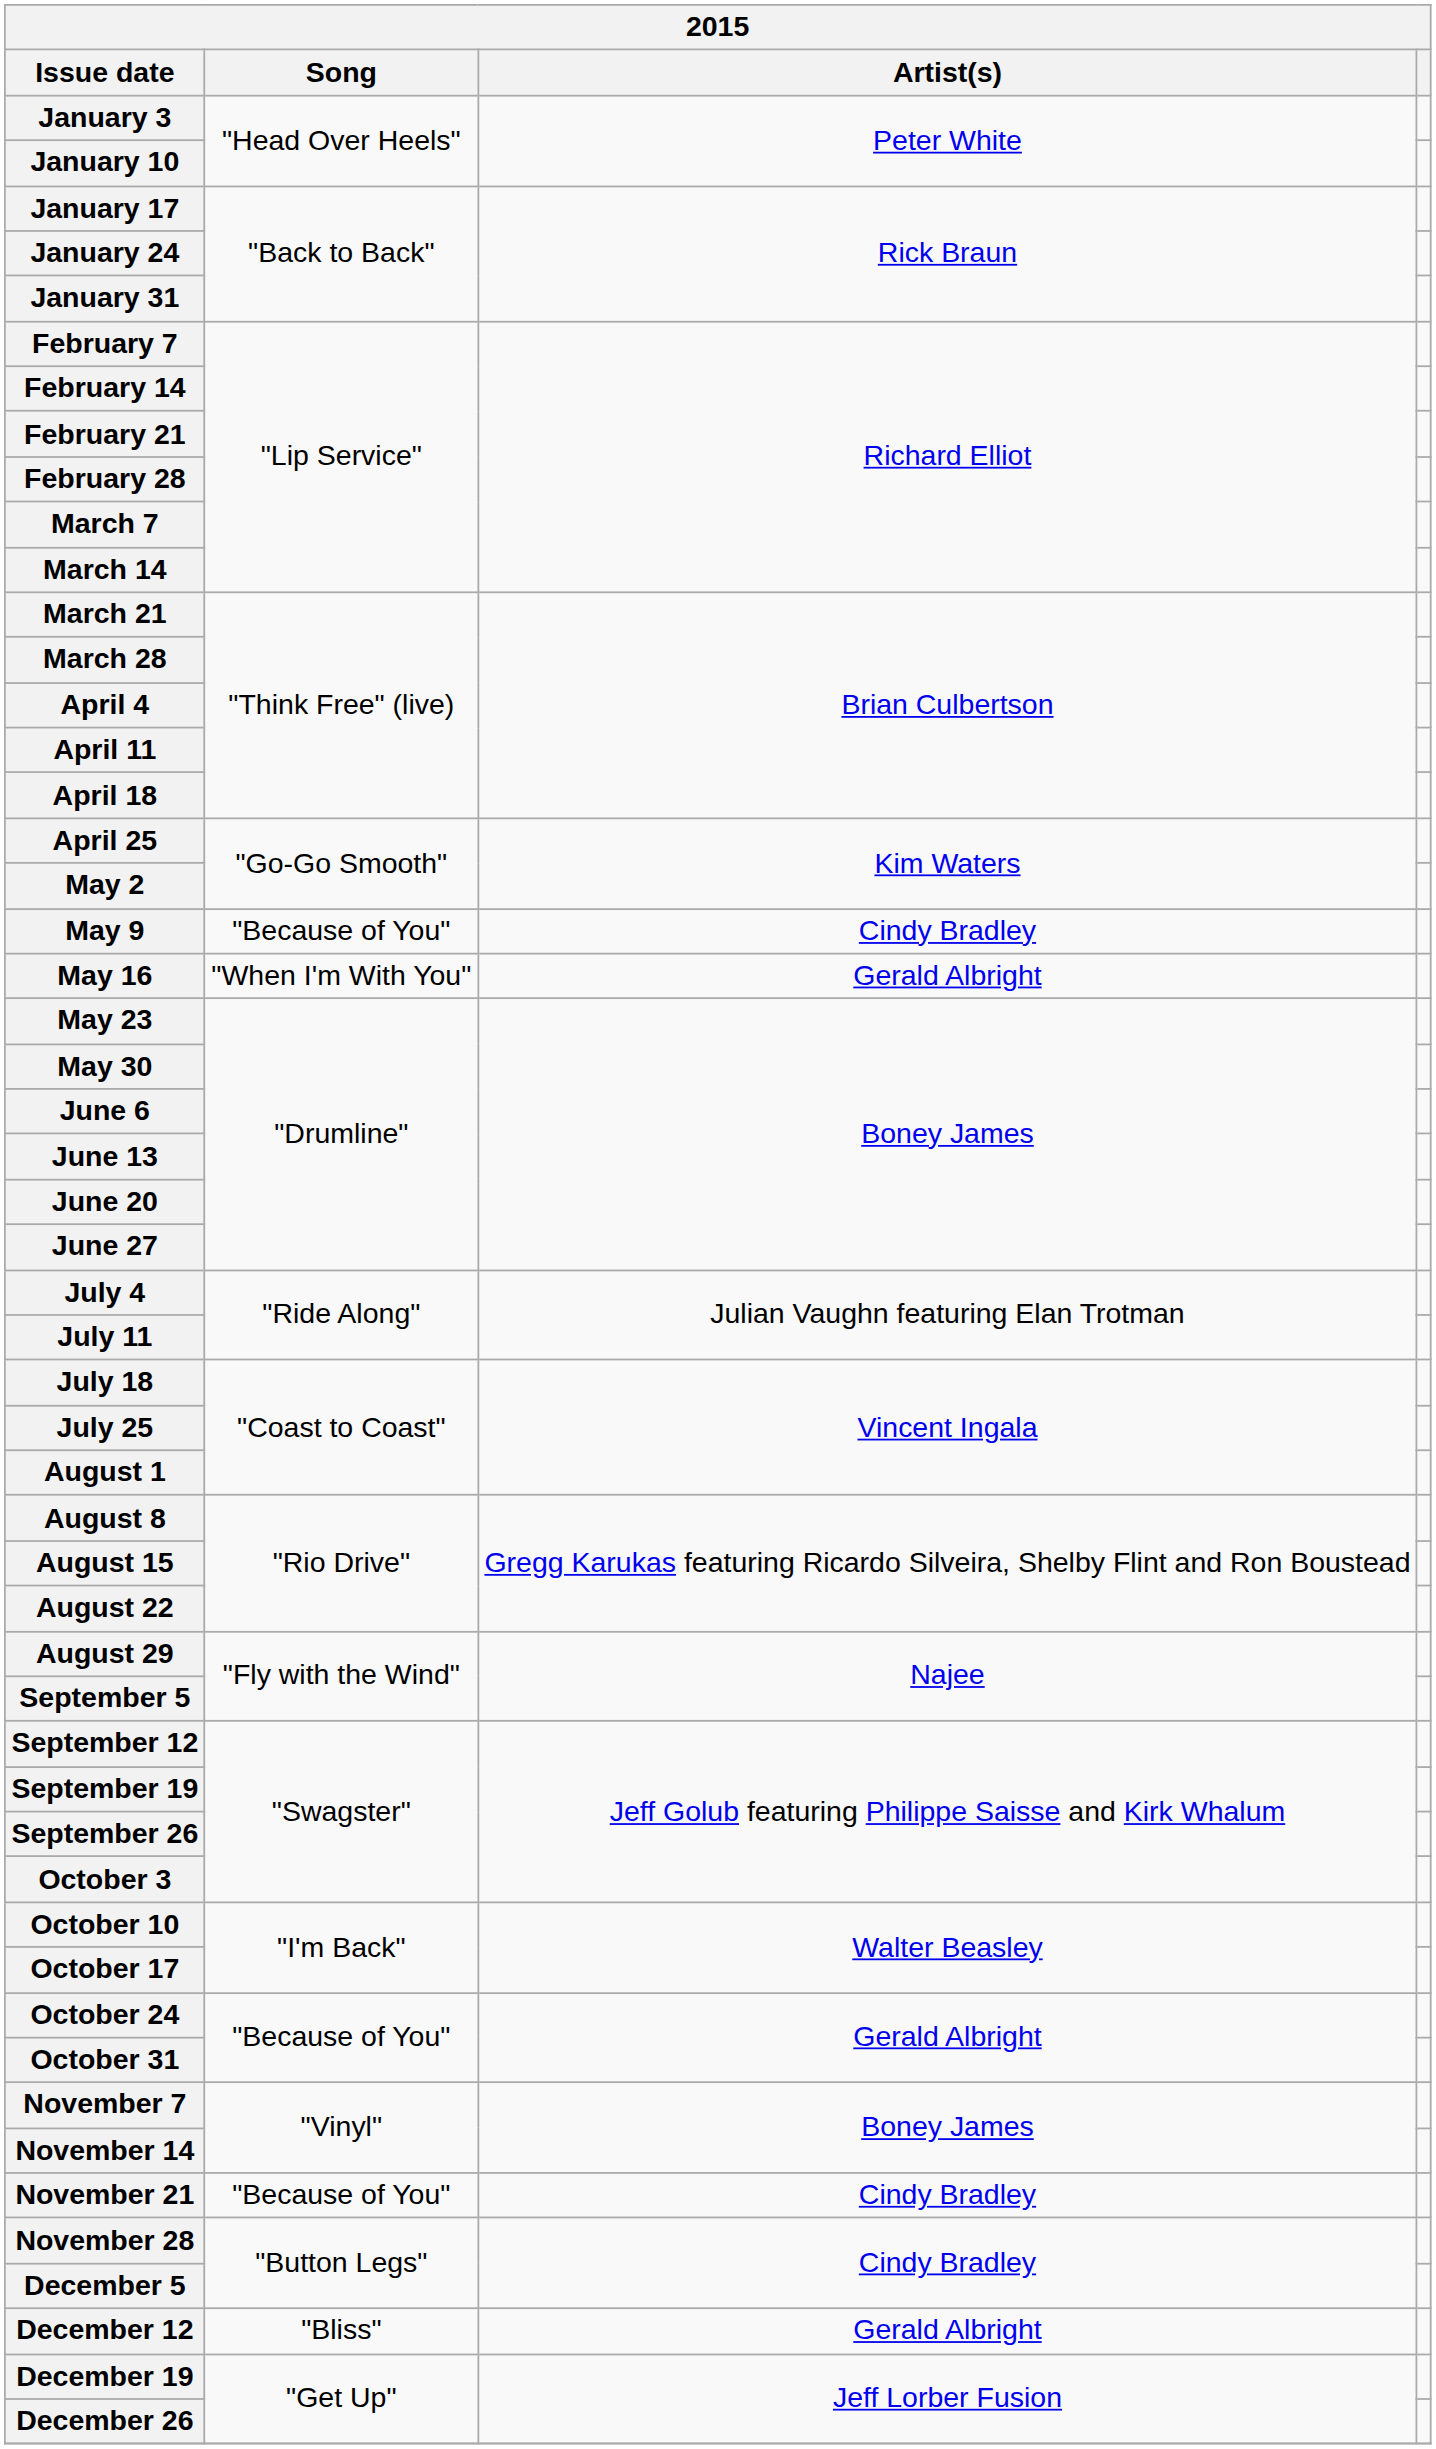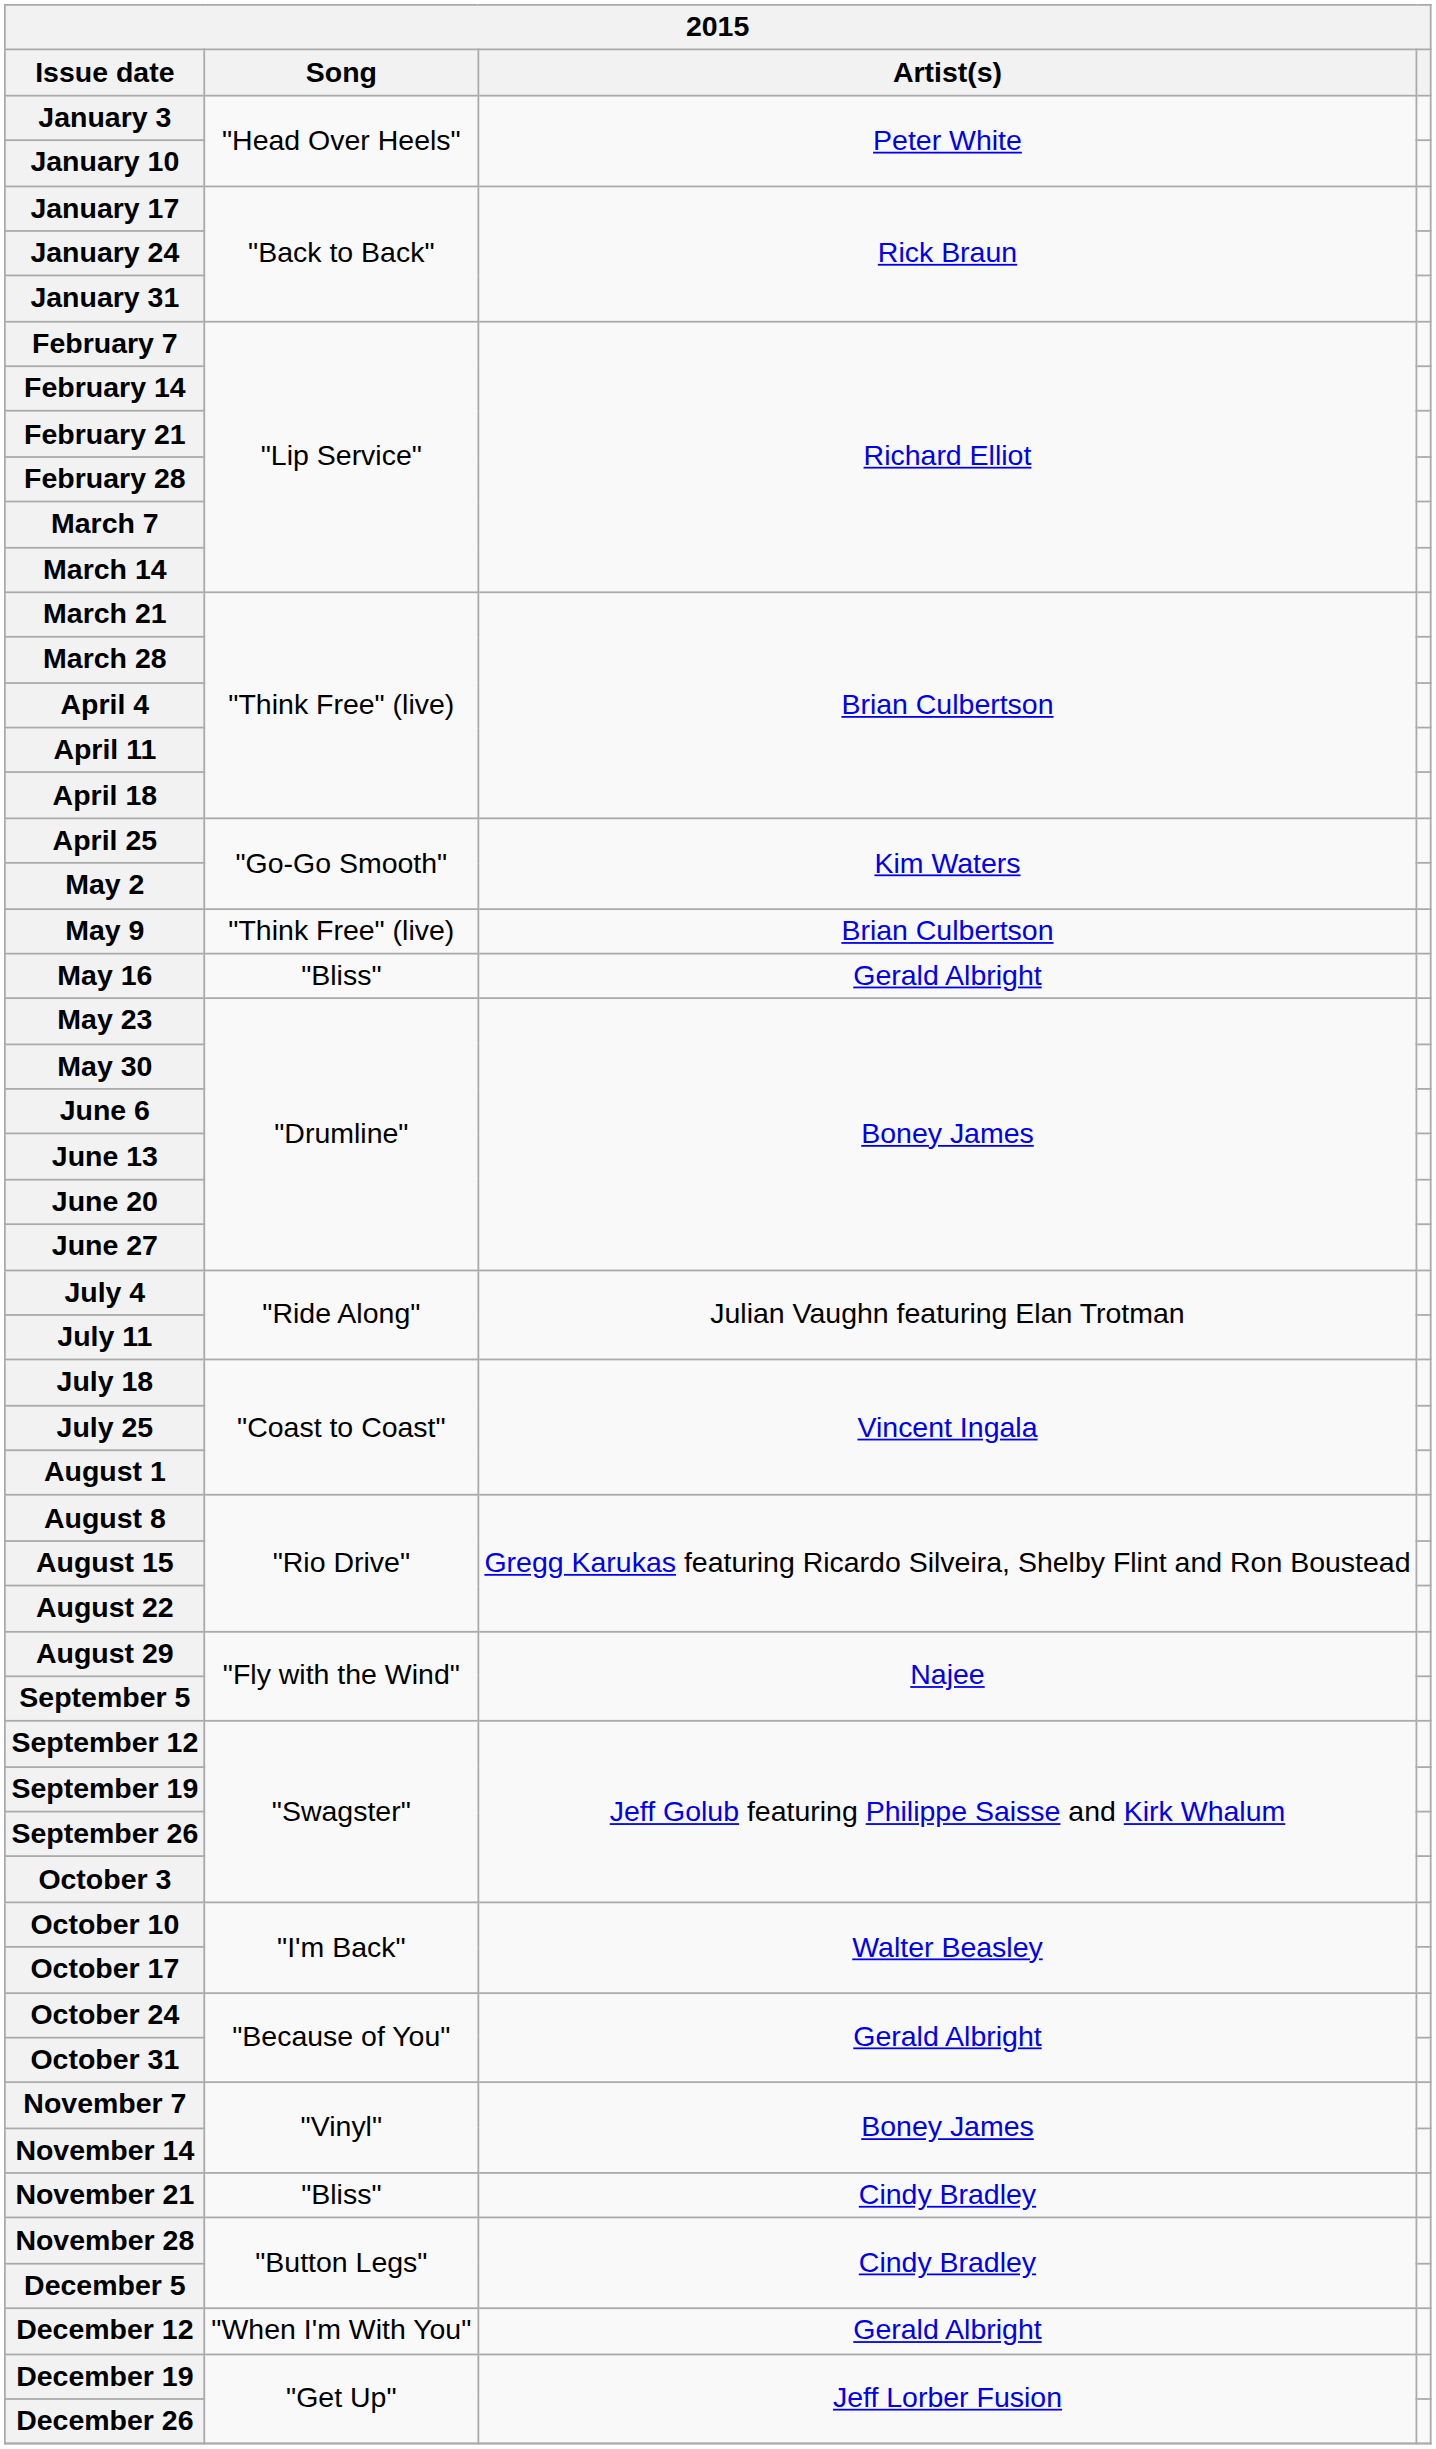(341, 930) "Because of You" -> (341, 930) "Think Free" (live)
(947, 930) Cindy Bradley -> (947, 930) Brian Culbertson
(341, 975) "When I'm With You" -> (341, 975) "Bliss"
(341, 2195) "Because of You" -> (341, 2195) "Bliss"
(341, 2330) "Bliss" -> (341, 2330) "When I'm With You"
